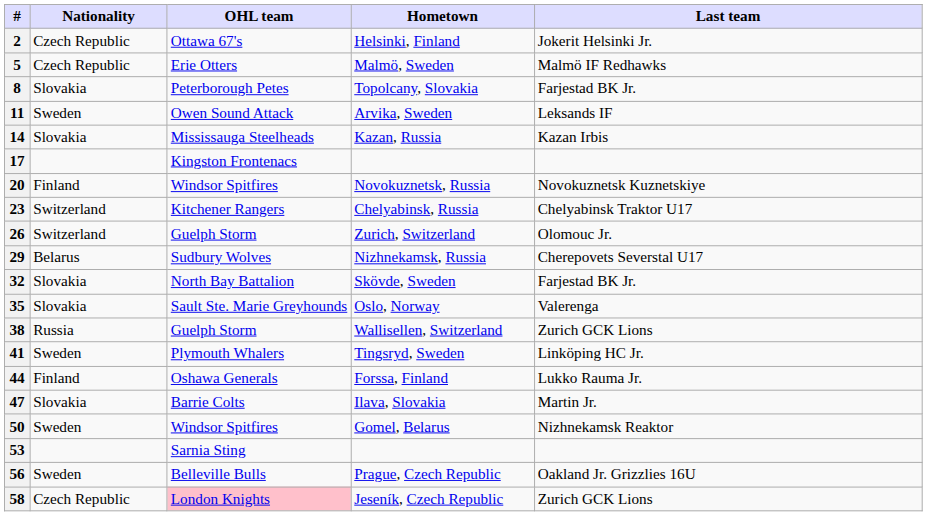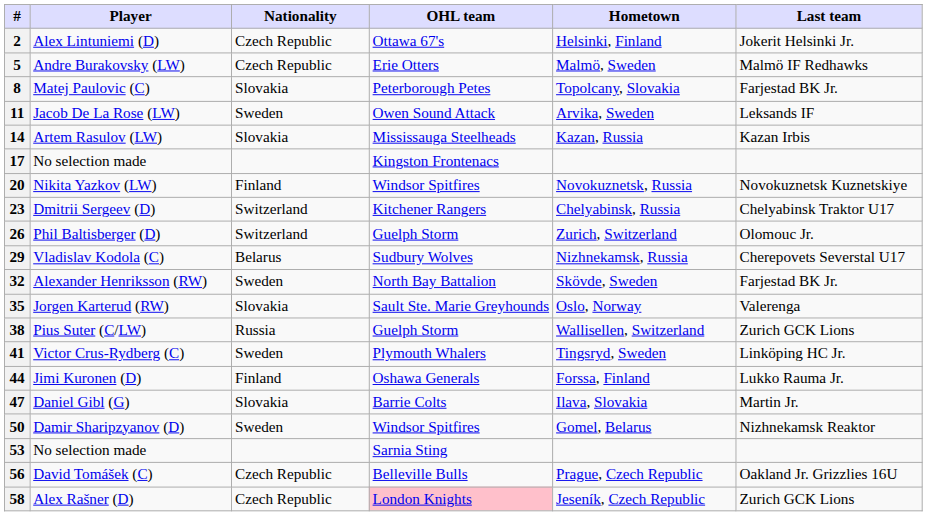+ column: (131, 16)
(60, 281) Slovakia -> (259, 281) Sweden
(57, 474) Sweden -> (283, 474) Czech Republic
